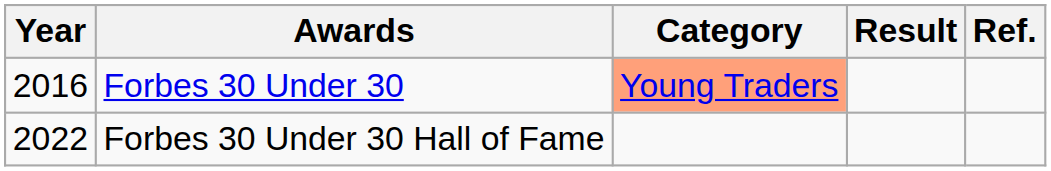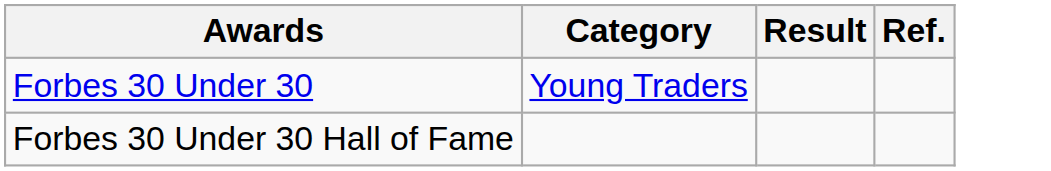- column: (50, 31)
(729, 84) lightsalmon background -> (639, 84) no background
